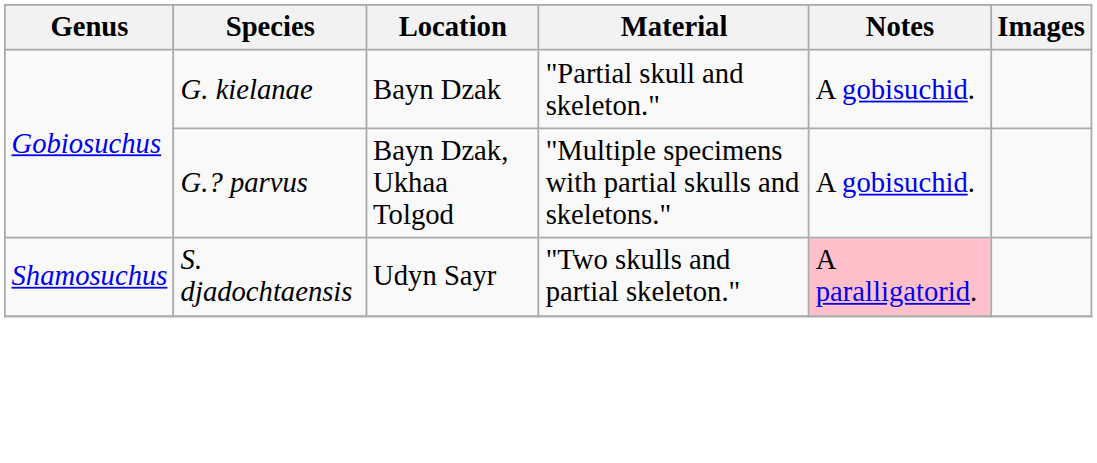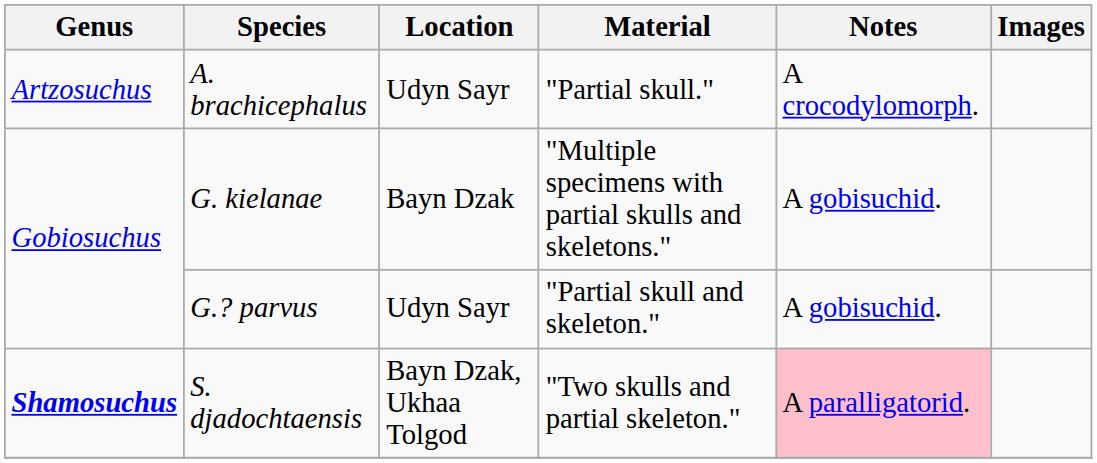+ row: (279, 88)
(645, 88) "Partial skull and skeleton." -> (644, 198) "Multiple specimens with partial skulls and skeletons."
(441, 182) Bayn Dzak, Ukhaa Tolgod -> (448, 308) Udyn Sayr
(673, 182) "Multiple specimens with partial skulls and skeletons." -> (645, 308) "Partial skull and skeleton."
(89, 276) normal -> (94, 402) bold
(435, 276) Udyn Sayr -> (454, 402) Bayn Dzak, Ukhaa Tolgod
